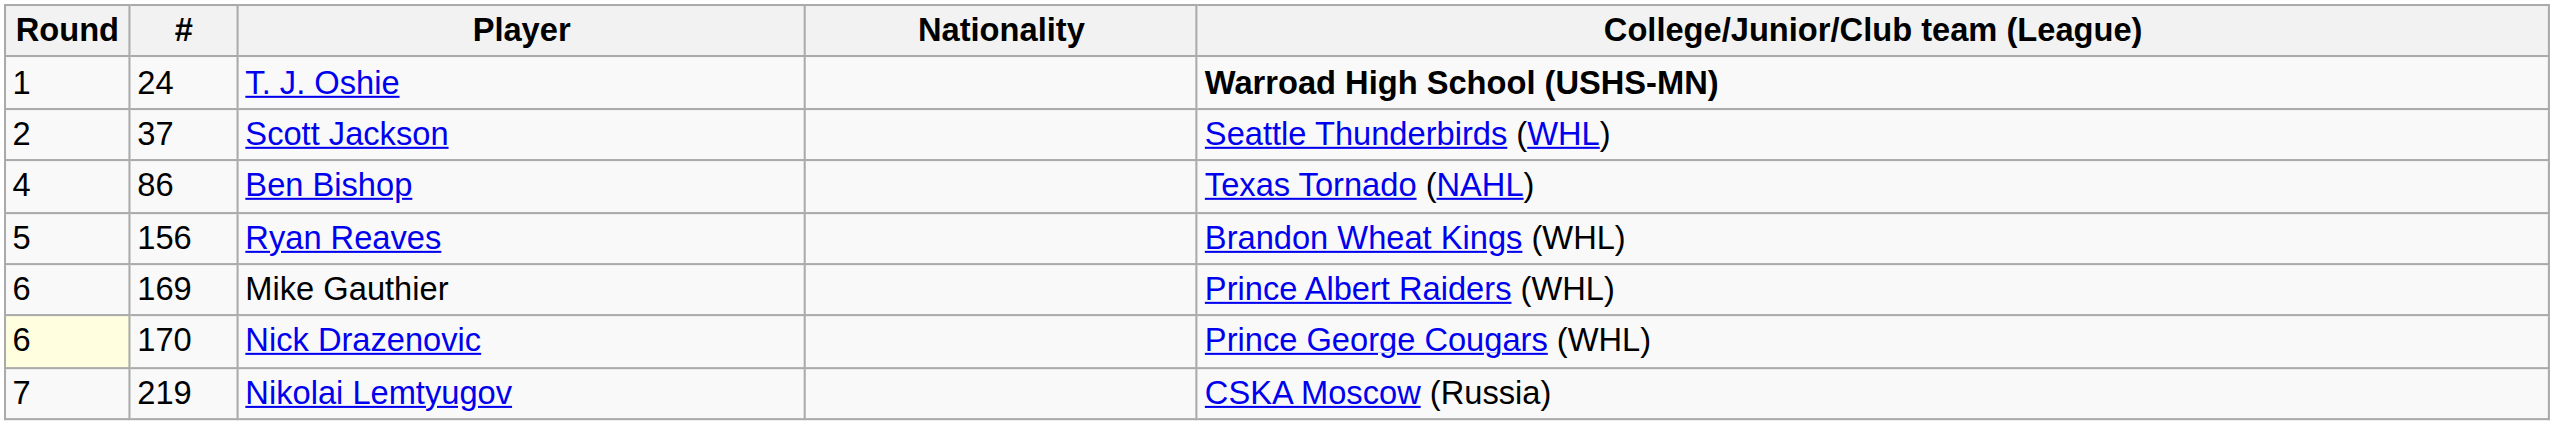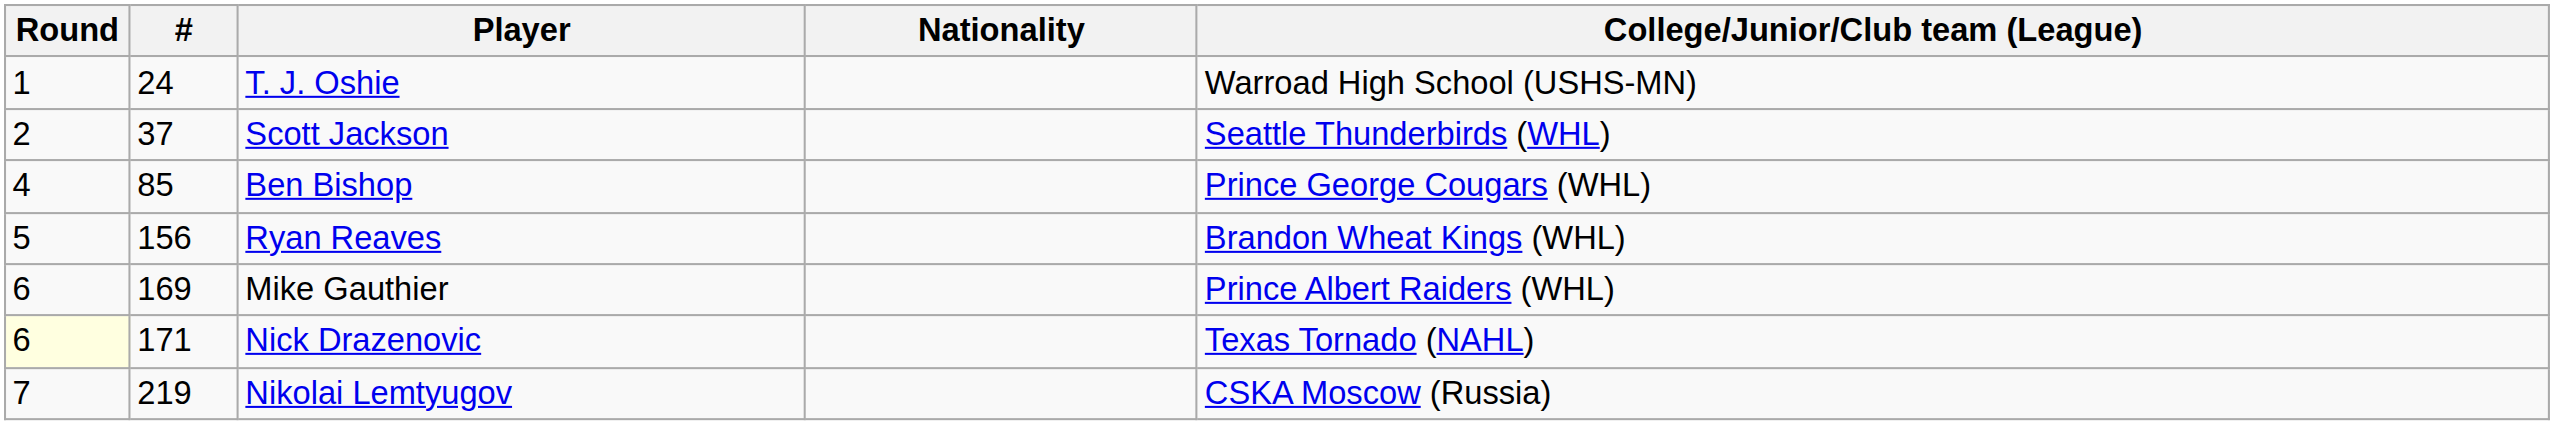(1462, 82) bold -> (1451, 82) normal
(155, 185) 86 -> (155, 185) 85
(1370, 185) Texas Tornado (NAHL) -> (1428, 185) Prince George Cougars (WHL)
(165, 340) 170 -> (165, 340) 171
(1428, 340) Prince George Cougars (WHL) -> (1370, 340) Texas Tornado (NAHL)
